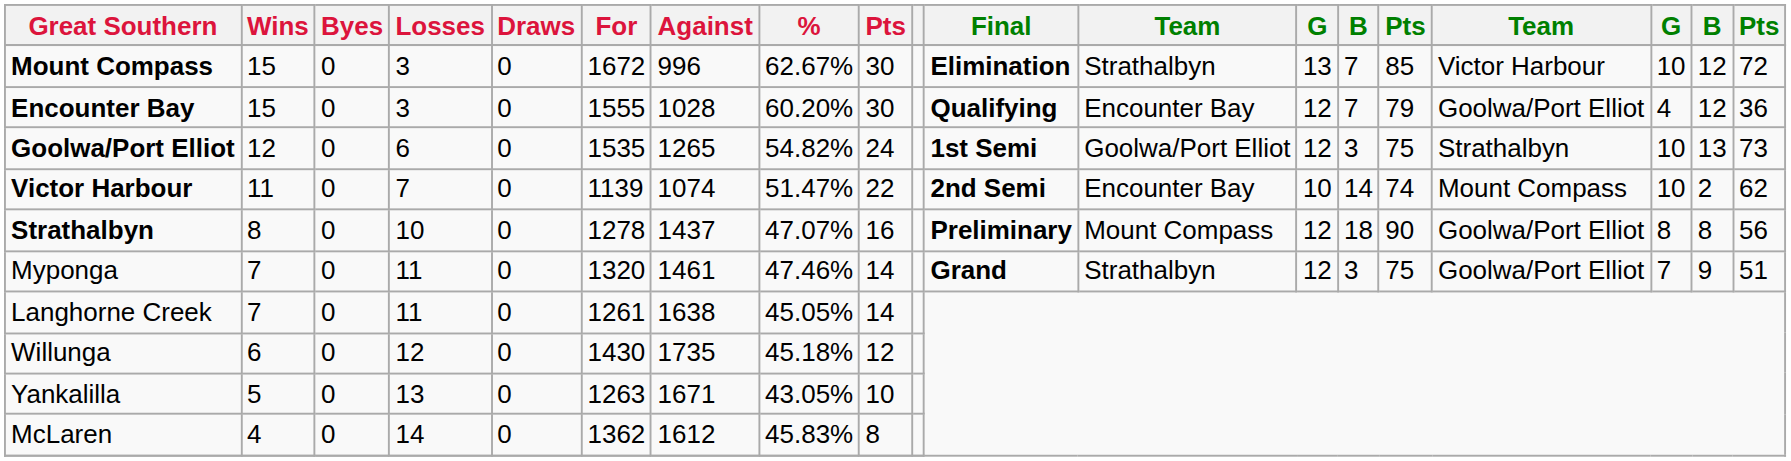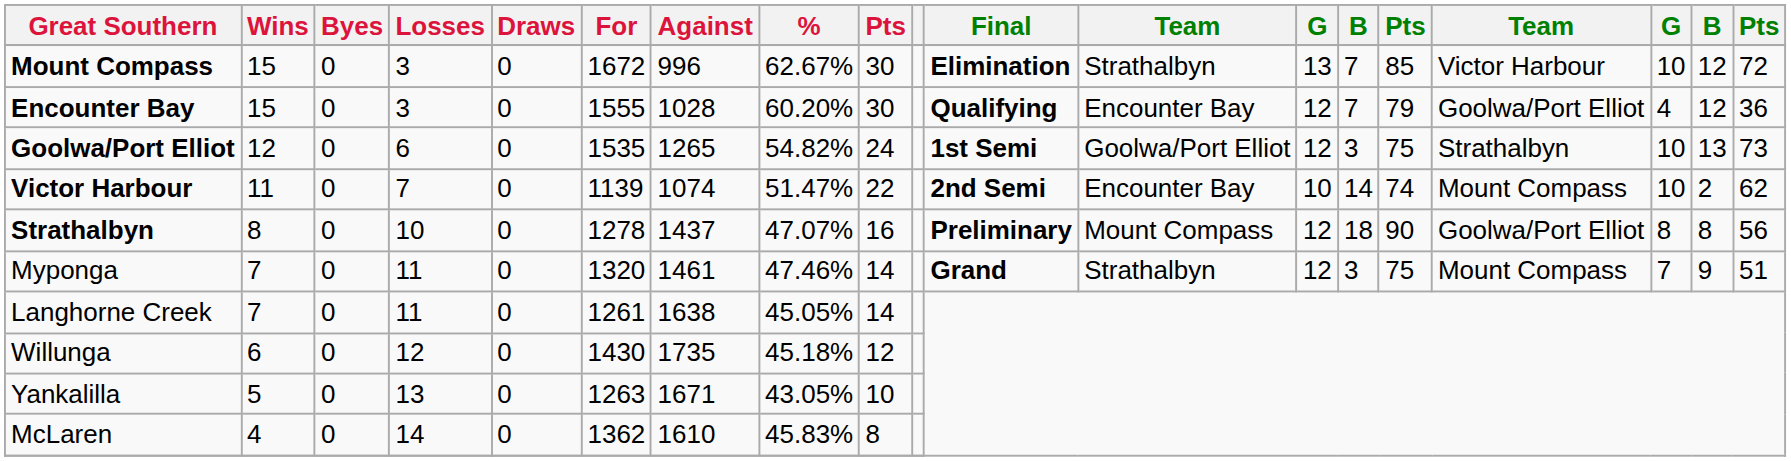(1541, 271) Goolwa/Port Elliot -> (1532, 271) Mount Compass
(686, 434) 1612 -> (686, 434) 1610
